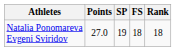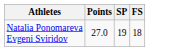- column: (158, 12)
